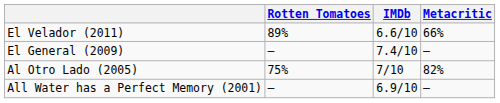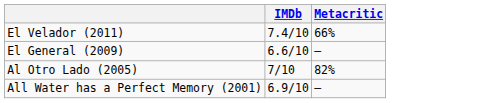- column: (319, 14)
(397, 32) 6.6/10 -> (288, 32) 7.4/10
(397, 51) 7.4/10 -> (288, 51) 6.6/10
